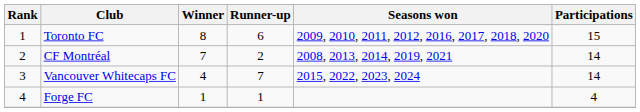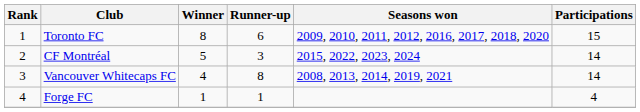(203, 55) 7 -> (203, 55) 5
(260, 55) 2 -> (260, 55) 3
(374, 55) 2008, 2013, 2014, 2019, 2021 -> (358, 55) 2015, 2022, 2023, 2024
(260, 76) 7 -> (260, 76) 8
(358, 76) 2015, 2022, 2023, 2024 -> (374, 76) 2008, 2013, 2014, 2019, 2021
